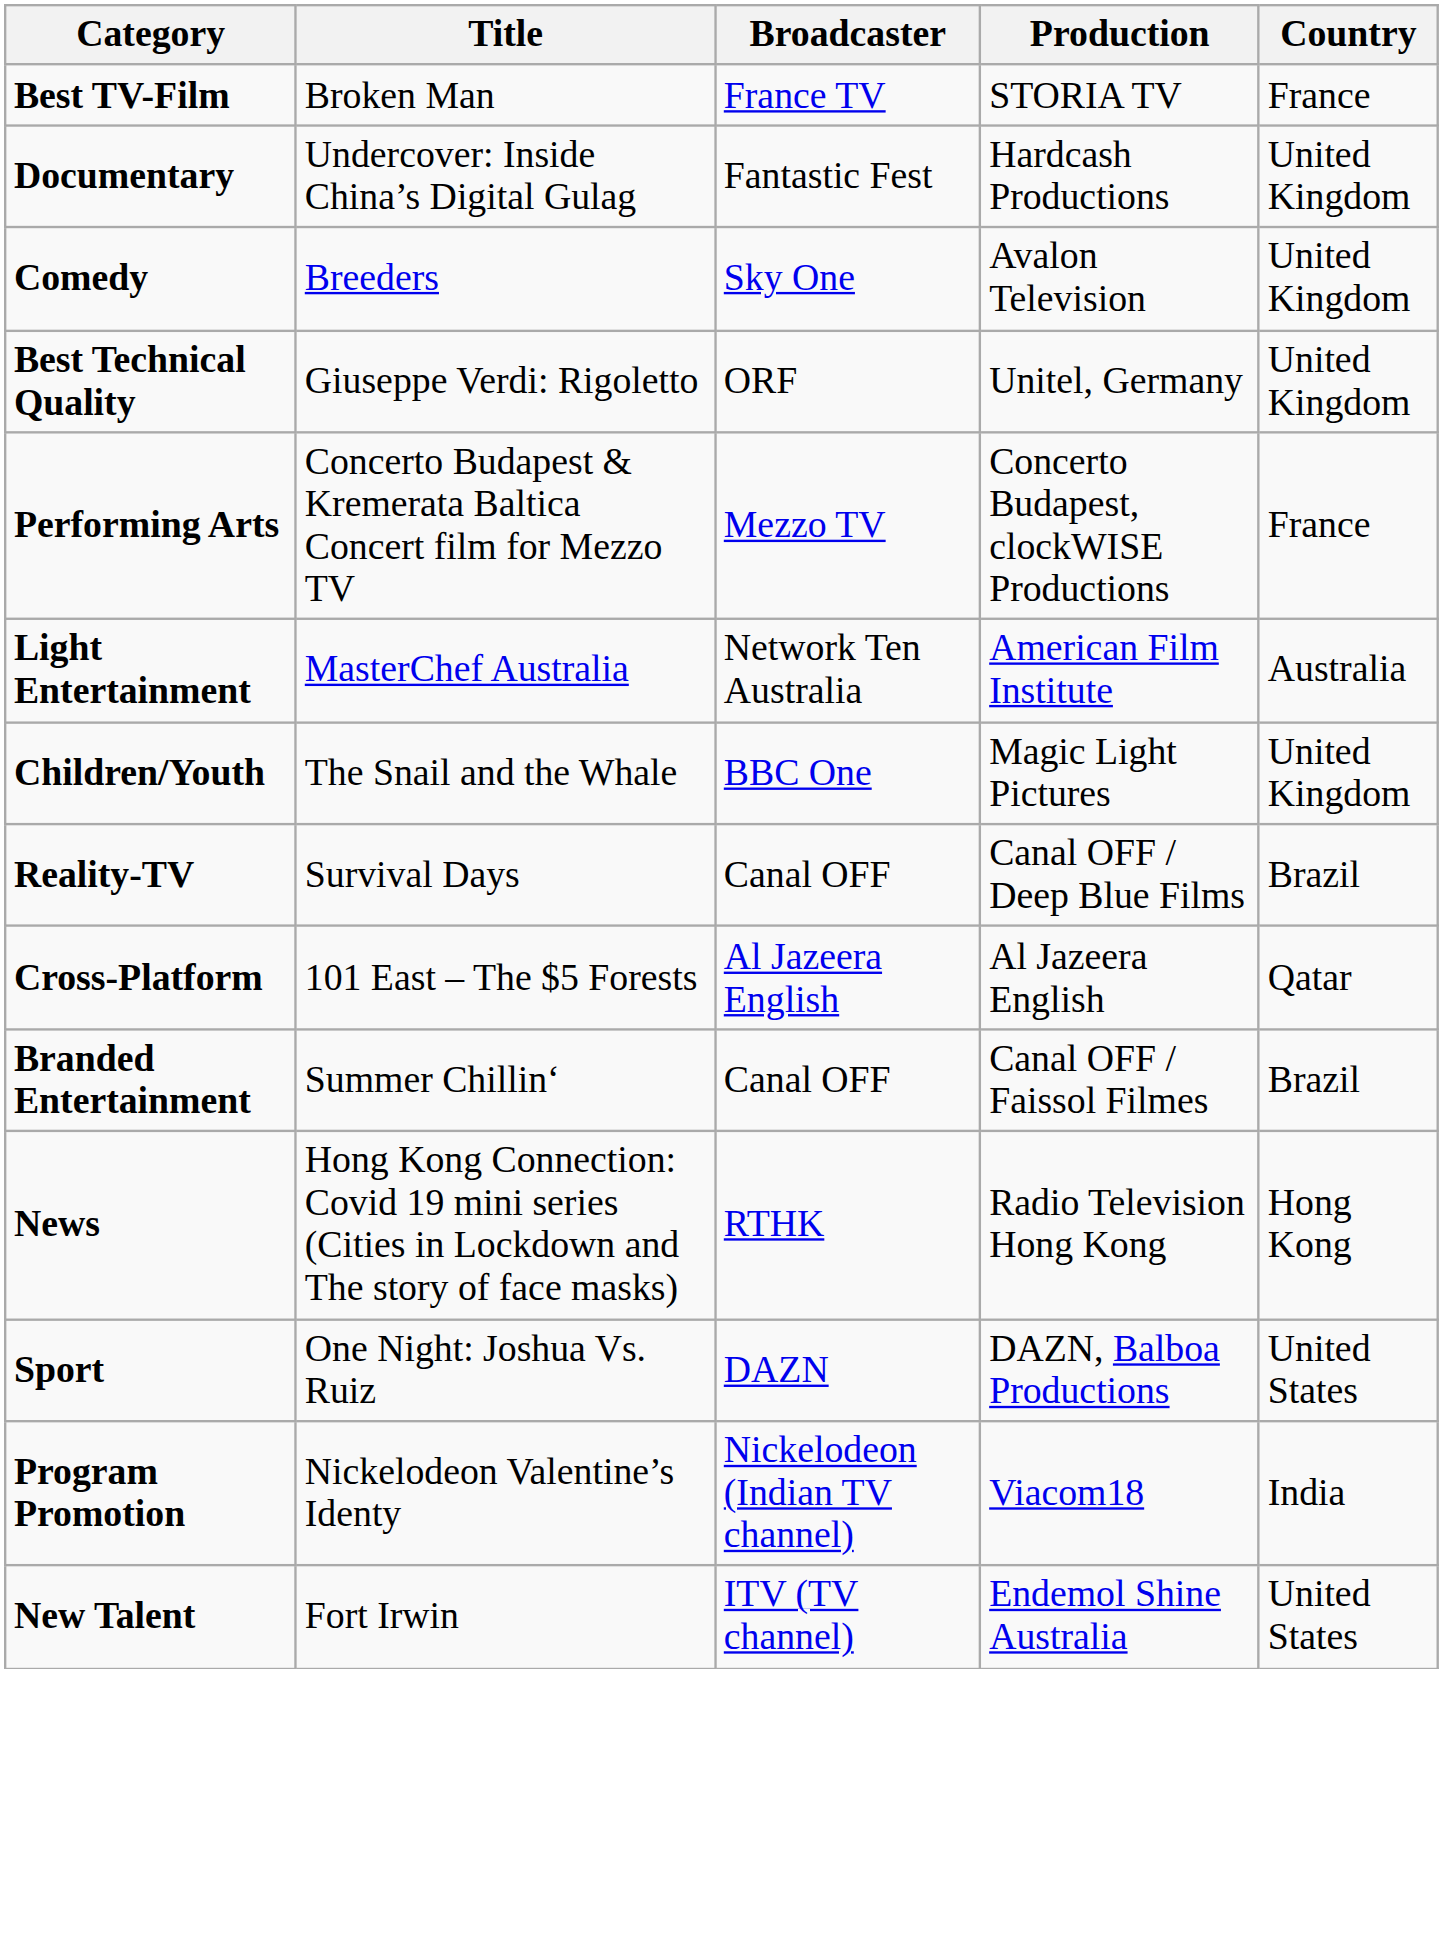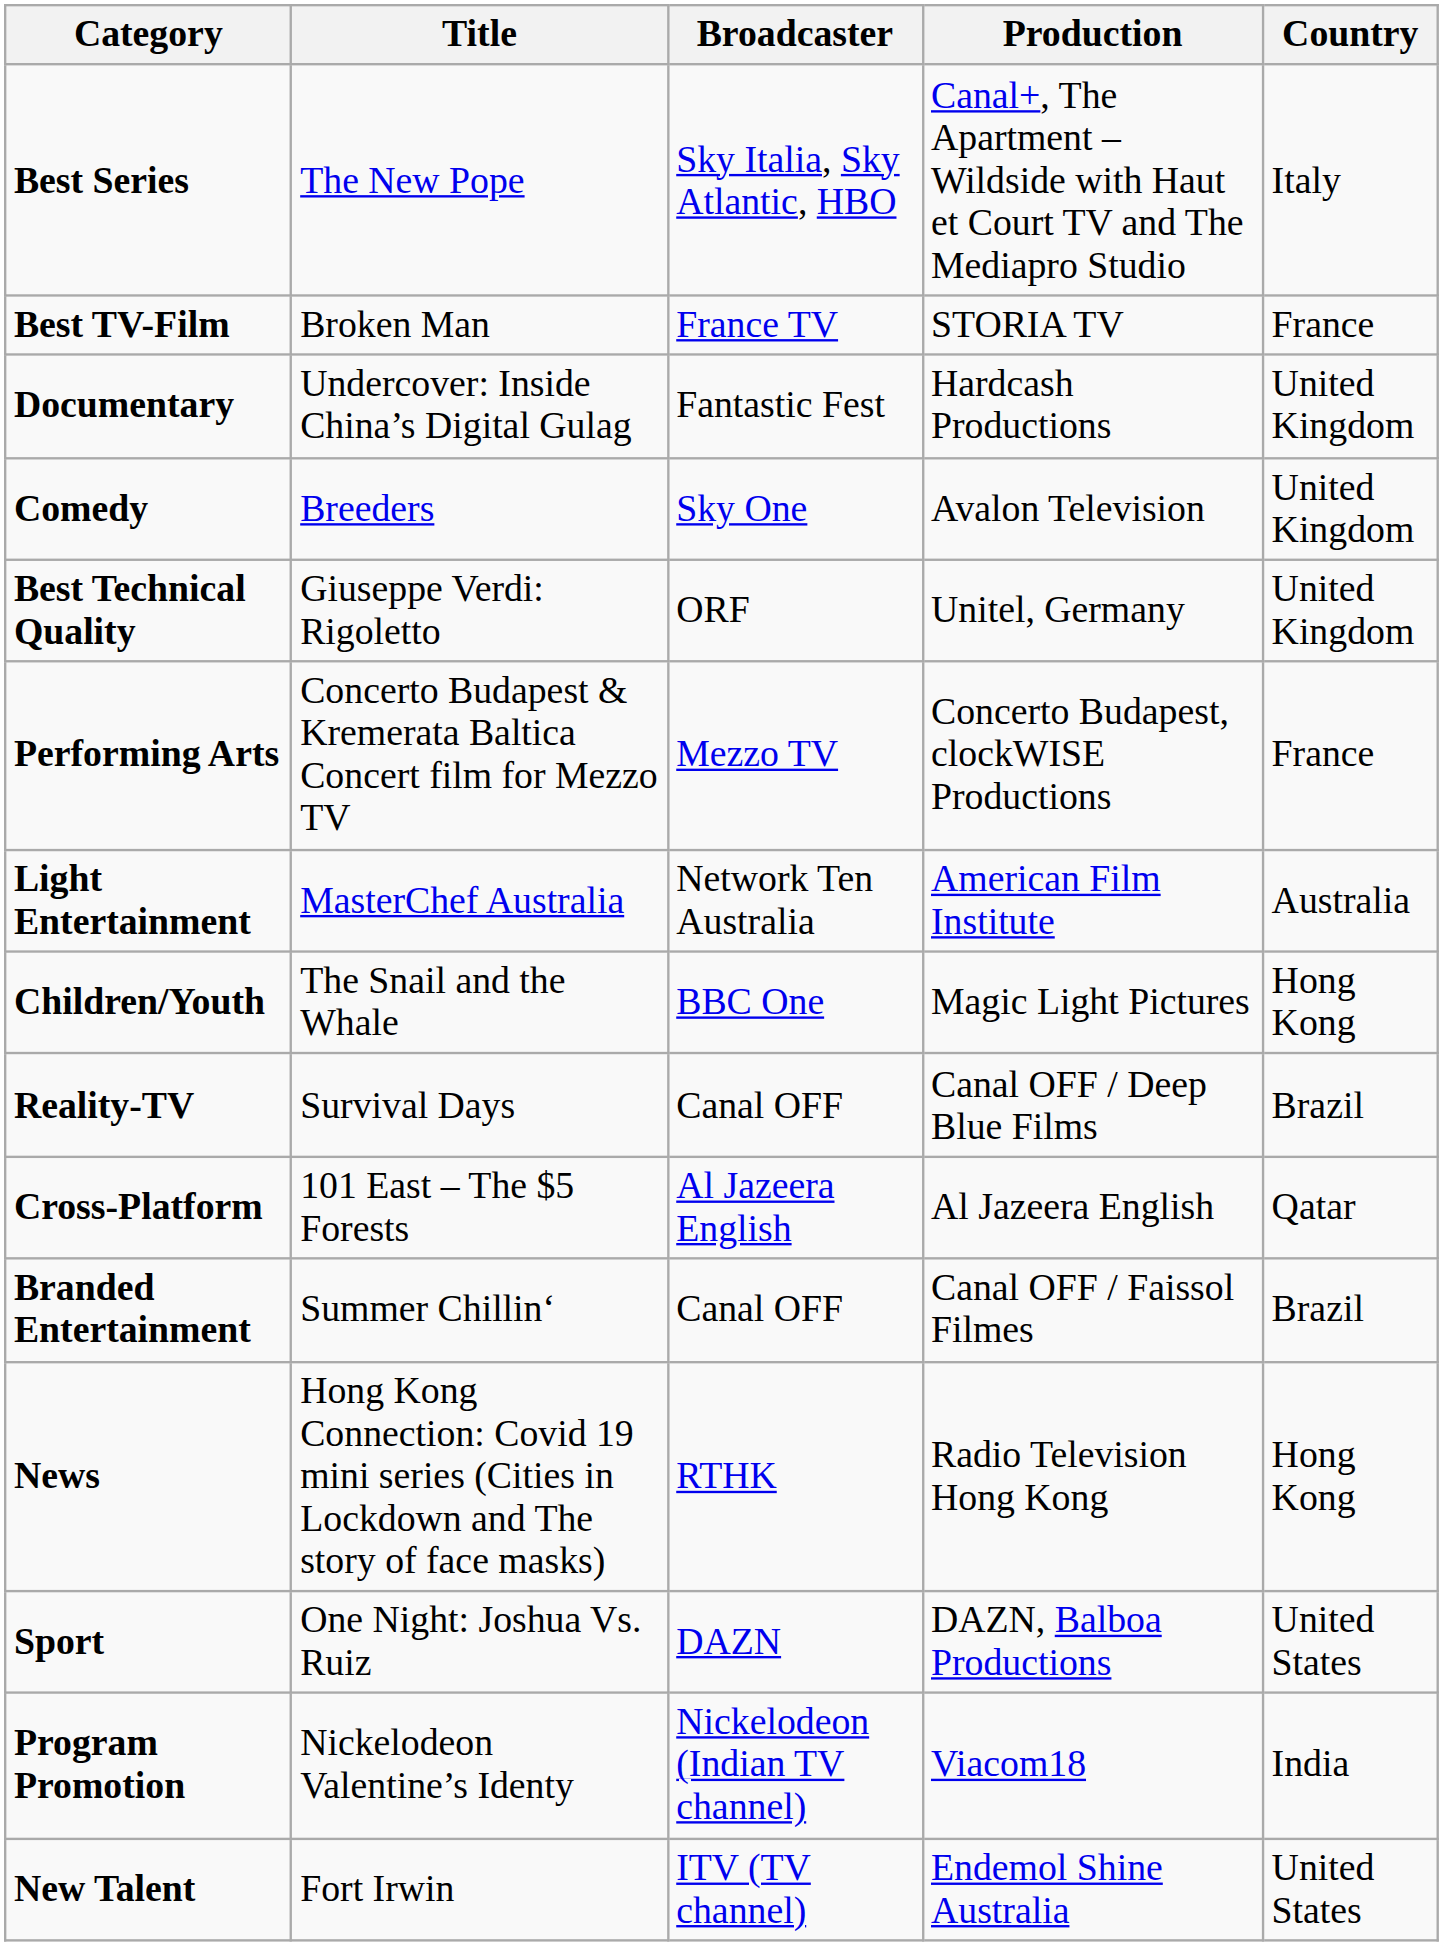+ row: (101, 179)
(1339, 772) United Kingdom -> (1314, 1002) Hong Kong
